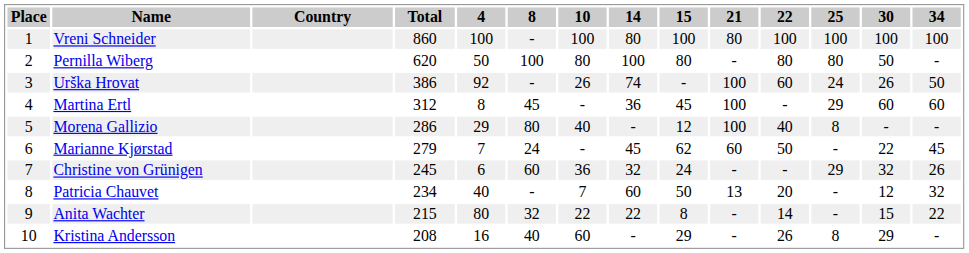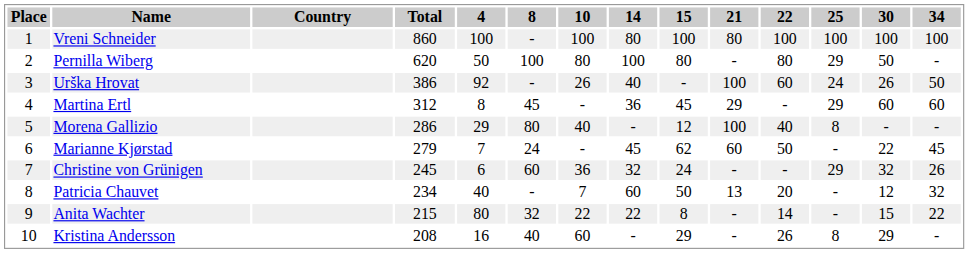(835, 61) 80 -> (835, 61) 29
(633, 83) 74 -> (633, 83) 40
(734, 105) 100 -> (734, 105) 29
